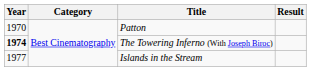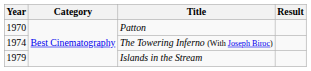(16, 43) bold -> (16, 43) normal
(16, 58) 1977 -> (16, 58) 1979
